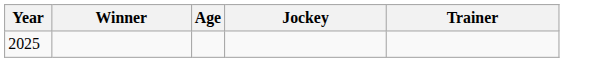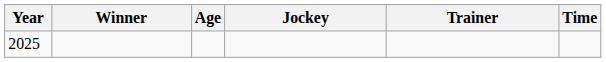+ column: (580, 17)
